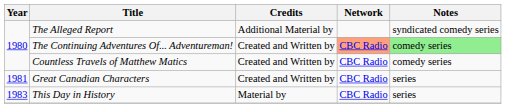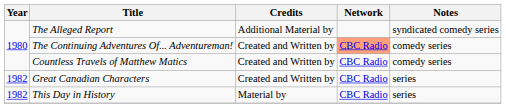(422, 45) lightgreen background -> (422, 45) no background
(17, 78) 1981 -> (17, 78) 1982
(17, 95) 1983 -> (17, 95) 1982
